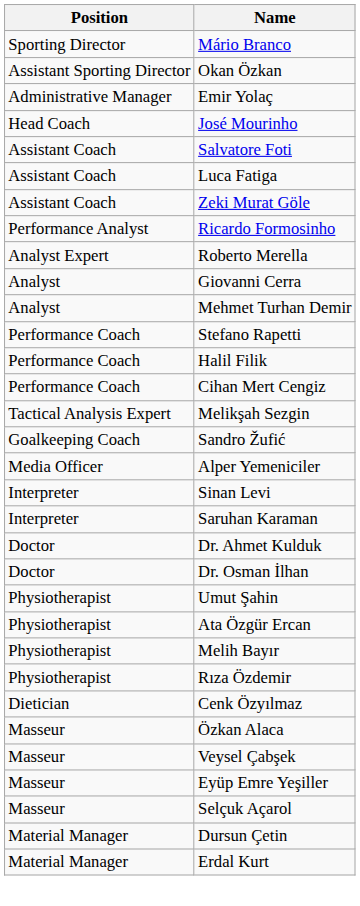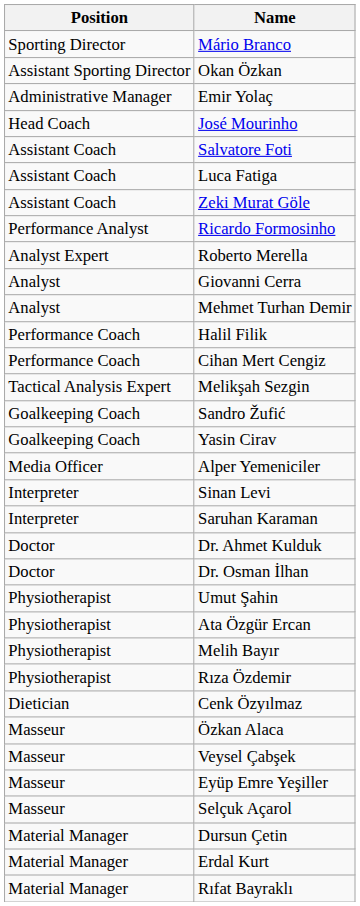- row: (250, 334)
+ row: (237, 439)
+ row: (245, 888)
